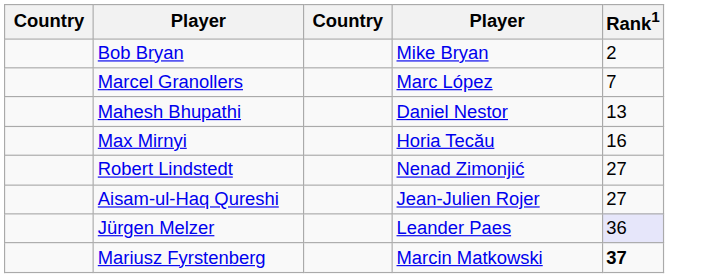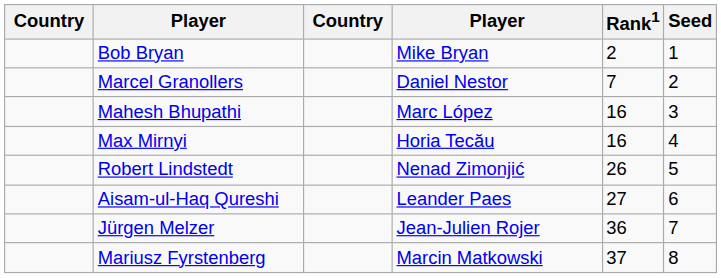+ column: (690, 21)
(445, 82) Marc López -> (452, 82) Daniel Nestor
(452, 111) Daniel Nestor -> (445, 111) Marc López
(616, 111) 13 -> (616, 111) 16
(616, 169) 27 -> (616, 169) 26
(468, 199) Jean-Julien Rojer -> (454, 199) Leander Paes
(454, 228) Leander Paes -> (468, 228) Jean-Julien Rojer
(616, 228) lavender background -> (616, 228) no background
(616, 257) bold -> (616, 257) normal
